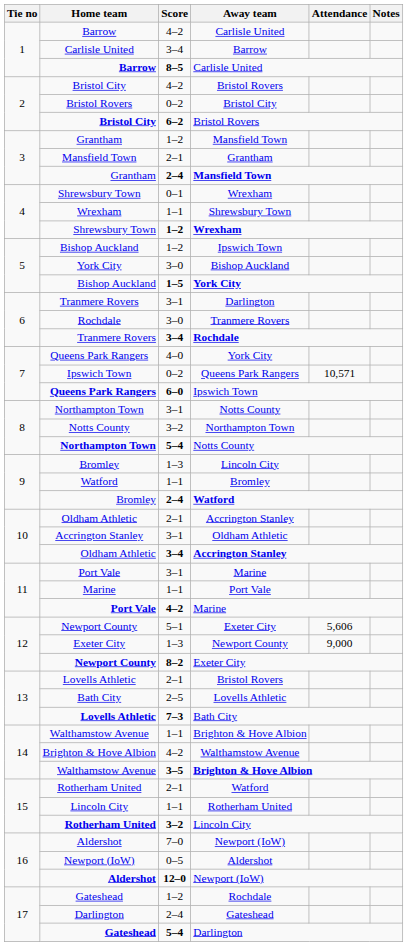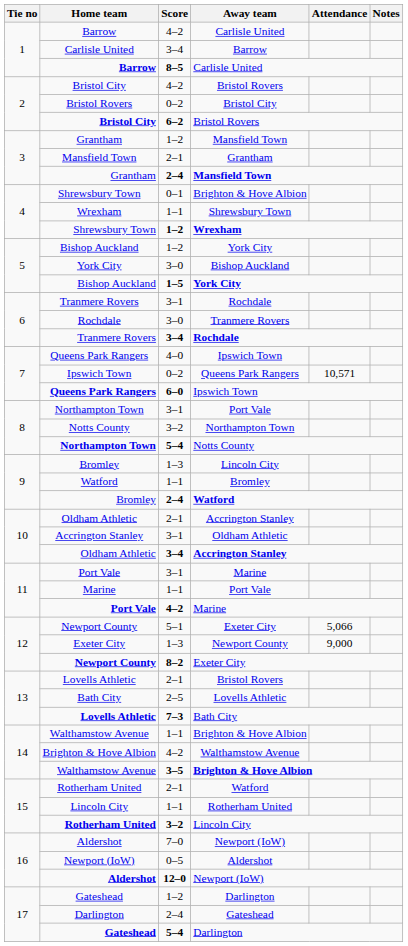(250, 193) Wrexham -> (250, 193) Brighton & Hove Albion
(250, 247) Ipswich Town -> (250, 247) York City
(250, 301) Darlington -> (250, 301) Rochdale
(250, 355) York City -> (250, 355) Ipswich Town
(250, 409) Notts County -> (250, 409) Port Vale
(340, 626) 5,606 -> (340, 626) 5,066
(250, 896) Rochdale -> (250, 896) Darlington
